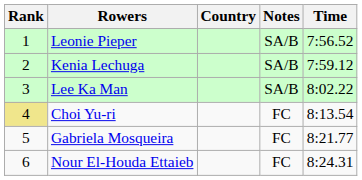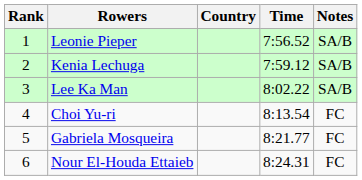columns swapped: (330, 16) <-> (281, 16)
(26, 114) khaki background -> (26, 114) no background
